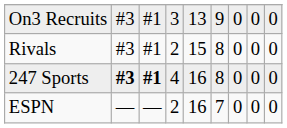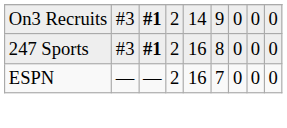(152, 19) normal -> (152, 19) bold
(175, 19) 3 -> (175, 19) 2
(197, 19) 13 -> (197, 19) 14
- row: (33, 48)
(125, 78) bold -> (125, 48) normal
(175, 78) 4 -> (175, 48) 2
